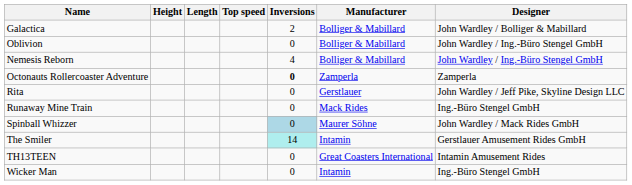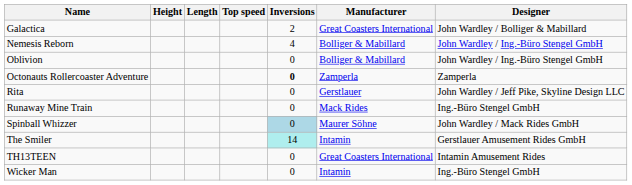(362, 28) Bolliger & Mabillard -> (376, 28) Great Coasters International
rows swapped: (40, 60) <-> (25, 44)
